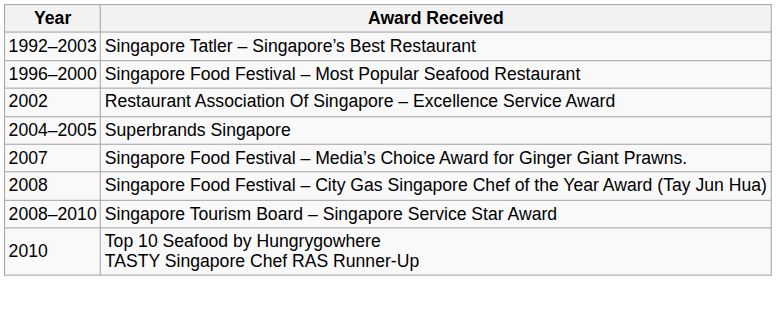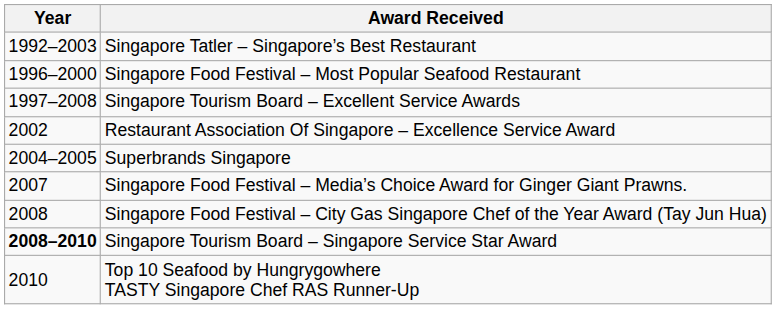+ row: (312, 102)
(53, 213) normal -> (53, 241) bold
